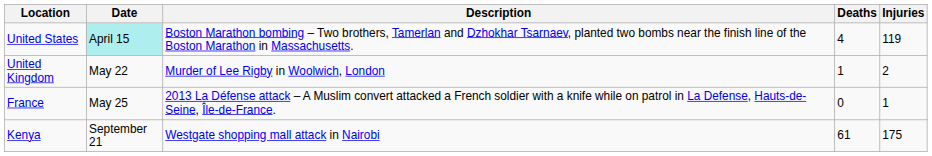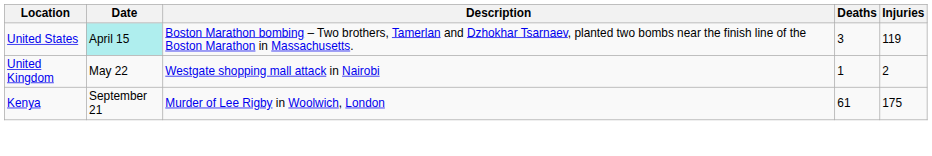(841, 39) 4 -> (841, 39) 3
(275, 71) Murder of Lee Rigby in Woolwich, London -> (272, 71) Westgate shopping mall attack in Nairobi
- row: (26, 103)
(272, 135) Westgate shopping mall attack in Nairobi -> (275, 103) Murder of Lee Rigby in Woolwich, London
